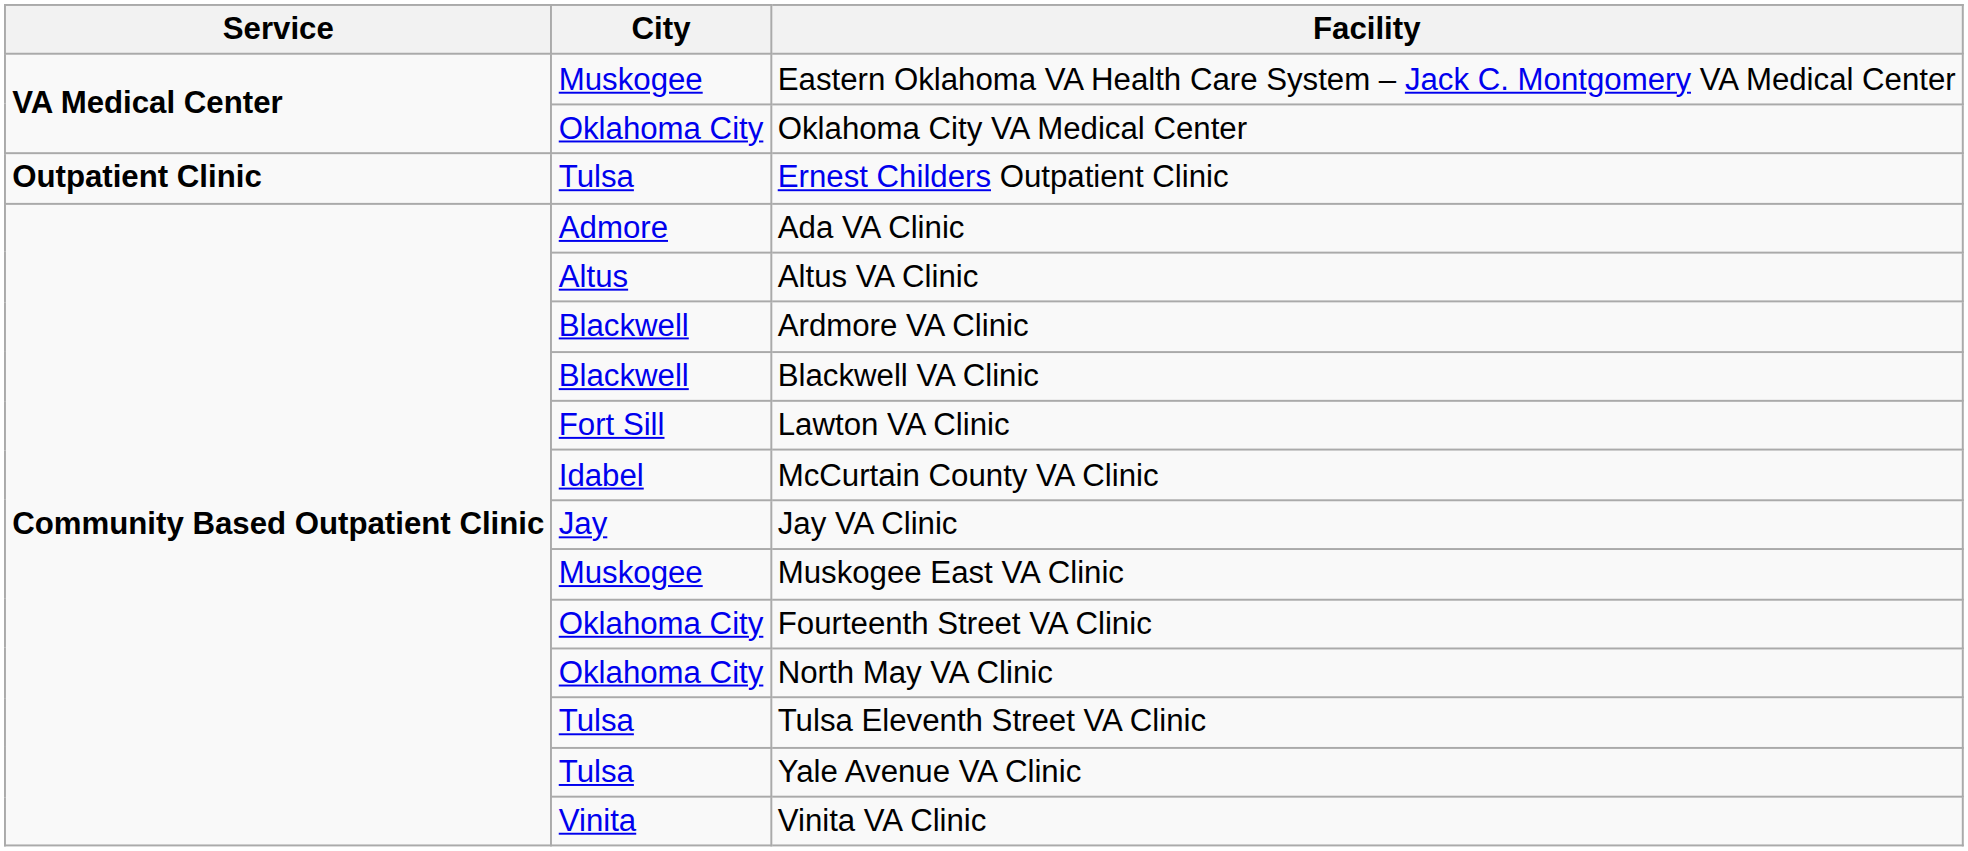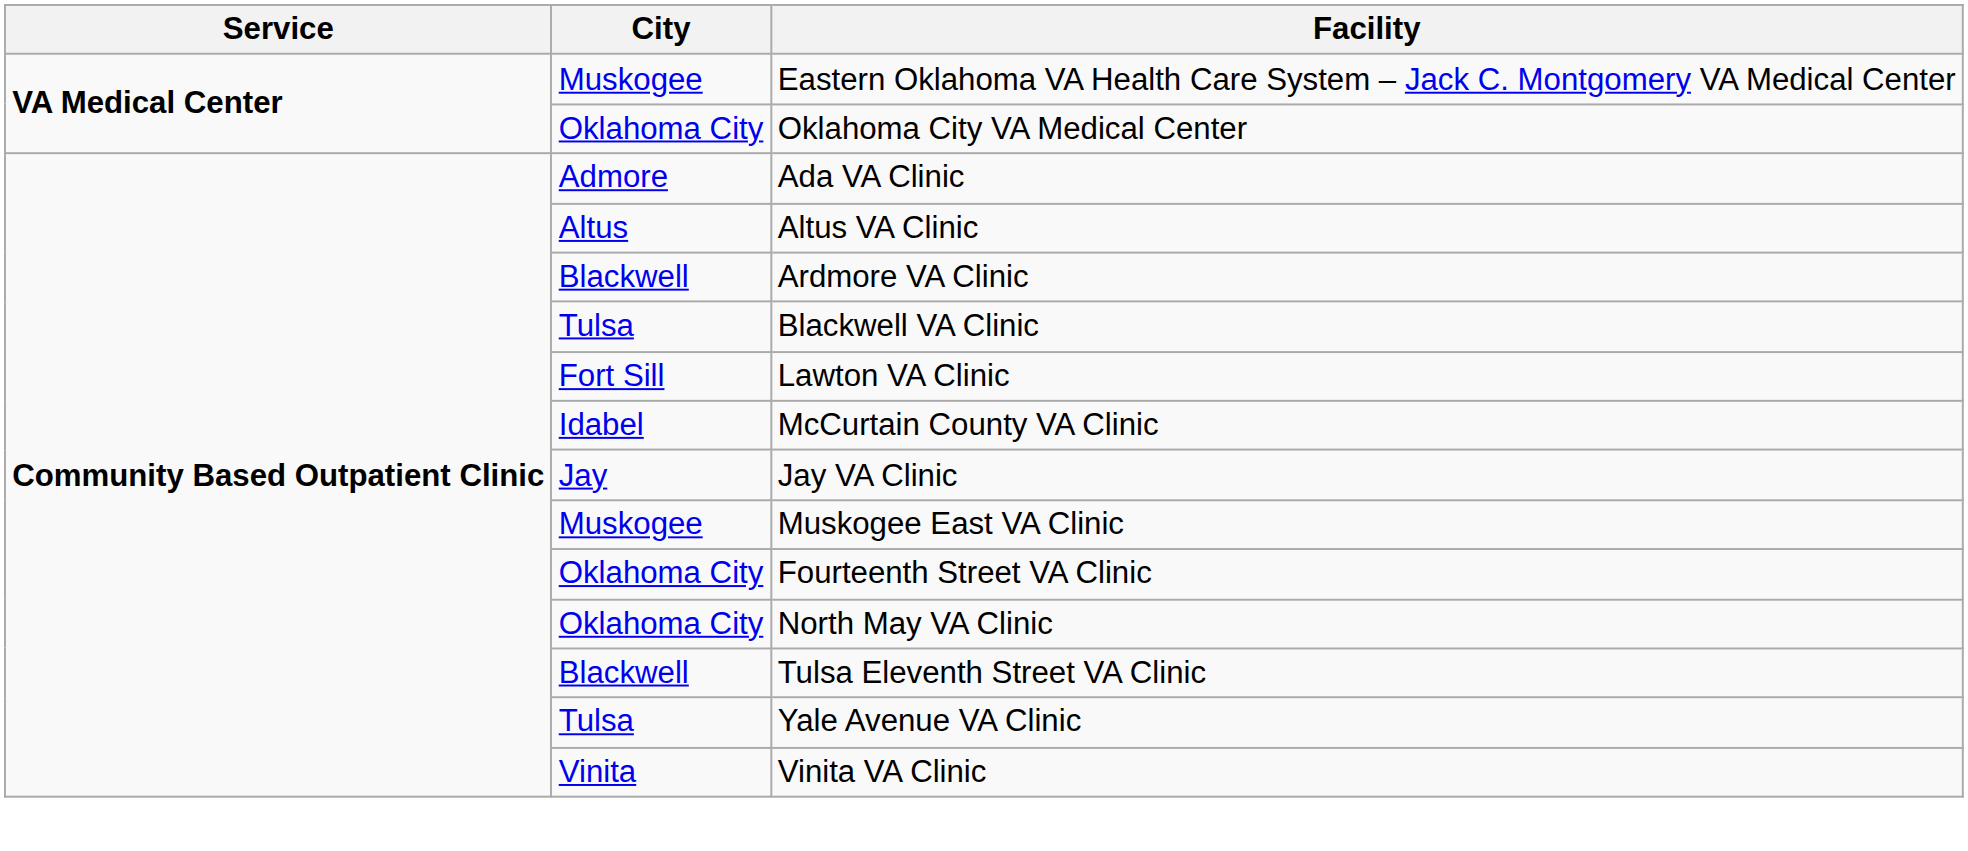- row: (1003, 177)
(624, 375) Blackwell -> (596, 326) Tulsa
(596, 721) Tulsa -> (624, 672) Blackwell
